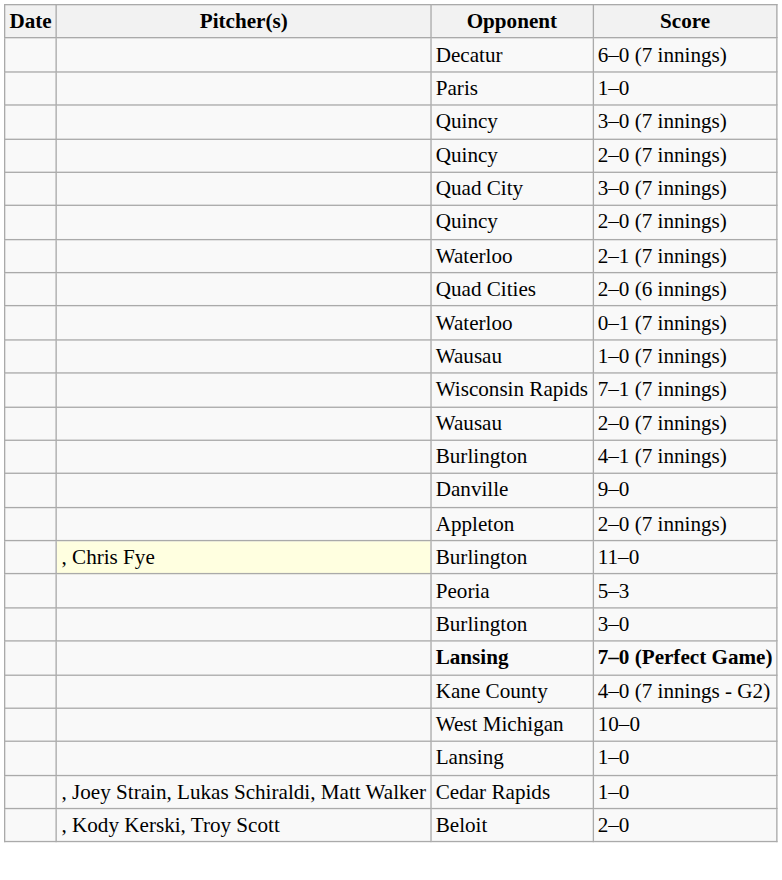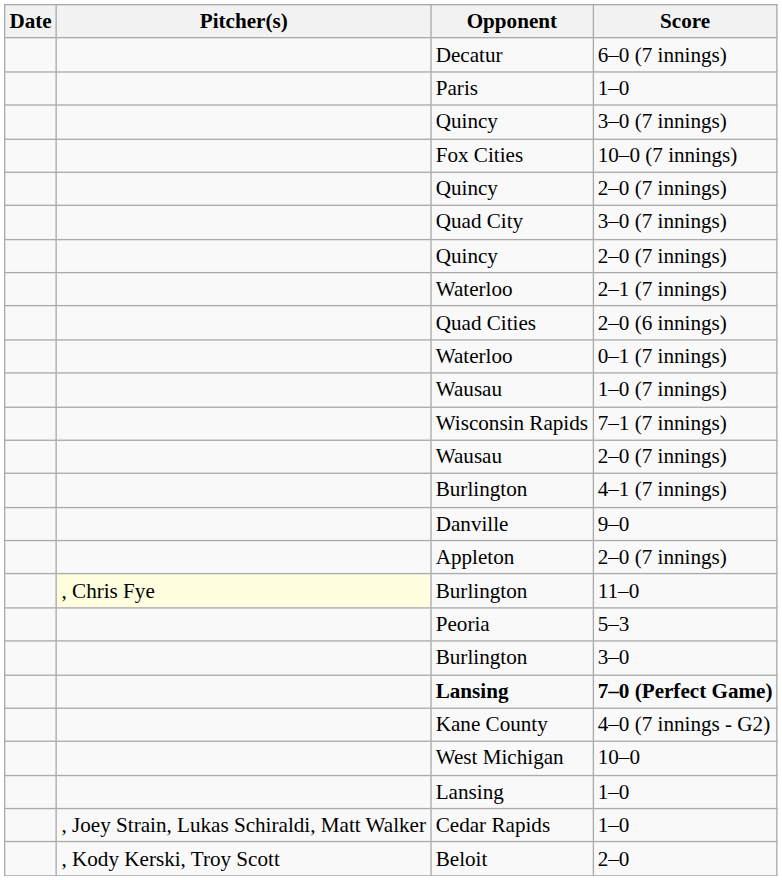+ row: (479, 155)
